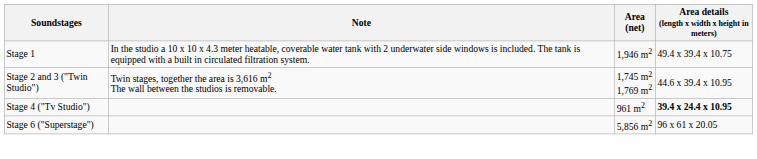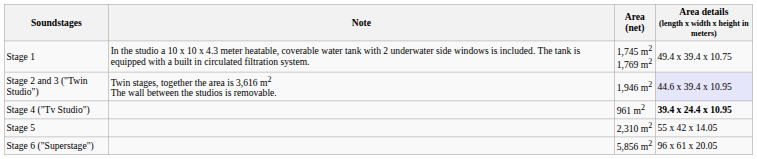(634, 54) 1,946 m2 -> (634, 56) 1,745 m2 1,769 m2
(634, 82) 1,745 m2 1,769 m2 -> (634, 86) 1,946 m2
(695, 82) no background -> (695, 86) lavender background
+ row: (21, 127)
